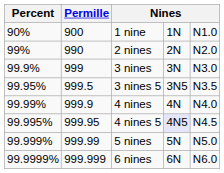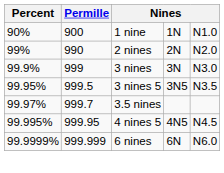+ row: (138, 104)
- row: (133, 104)
(177, 123) lavender background -> (177, 123) no background
- row: (133, 141)
